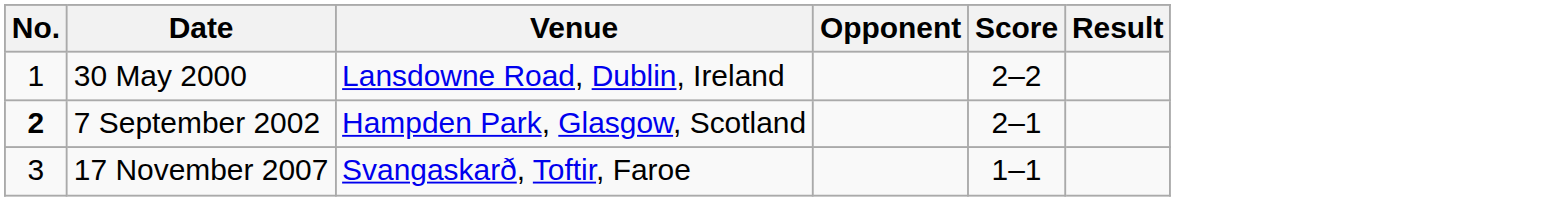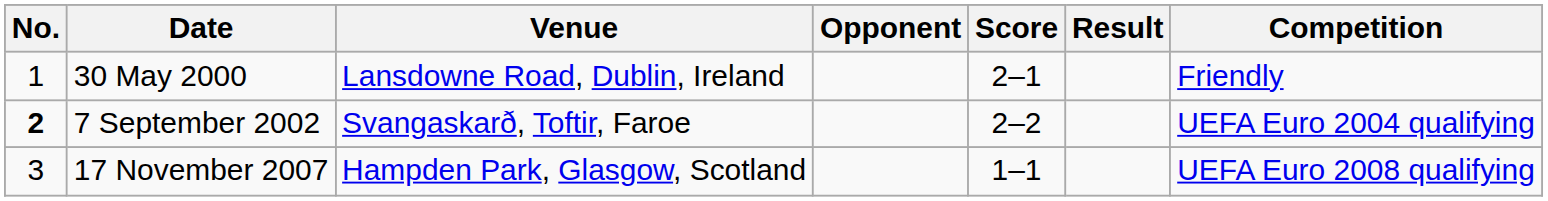+ column: (1356, 28)
(1017, 75) 2–2 -> (1017, 75) 2–1
(574, 123) Hampden Park, Glasgow, Scotland -> (516, 123) Svangaskarð, Toftir, Faroe
(1017, 123) 2–1 -> (1017, 123) 2–2
(516, 170) Svangaskarð, Toftir, Faroe -> (574, 170) Hampden Park, Glasgow, Scotland
